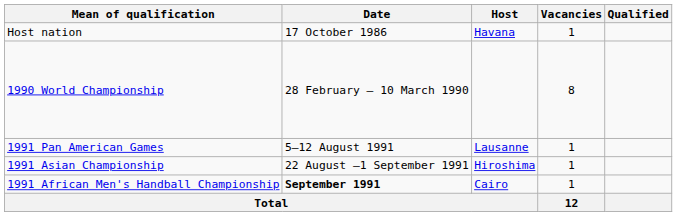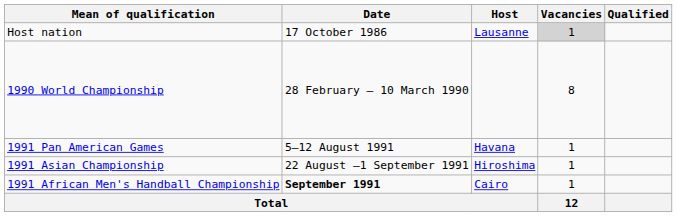(495, 32) Havana -> (501, 32) Lausanne
(571, 32) no background -> (571, 32) lightgrey background
(501, 147) Lausanne -> (495, 147) Havana
